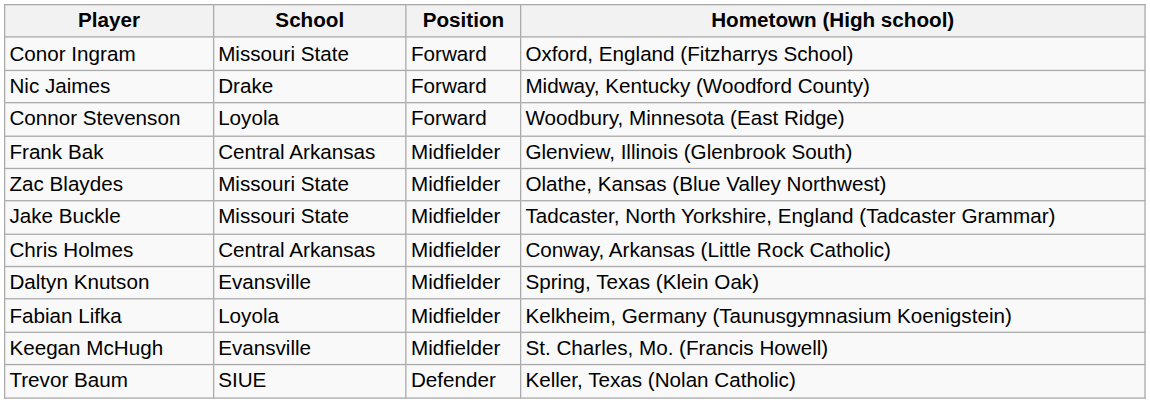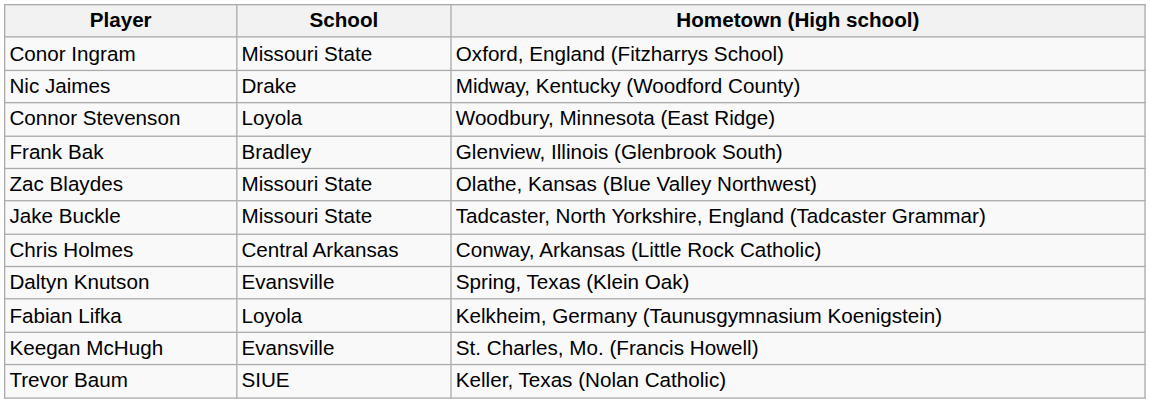- column: (463, 20)
(297, 151) Central Arkansas -> (276, 151) Bradley
